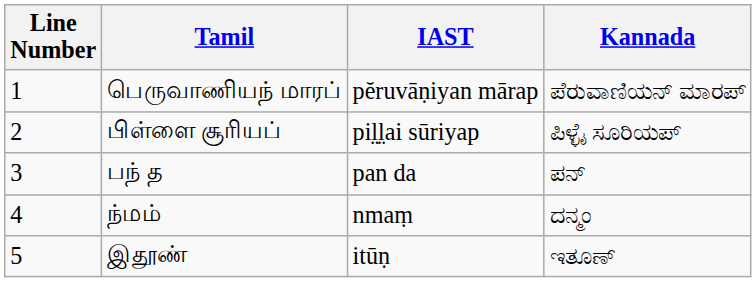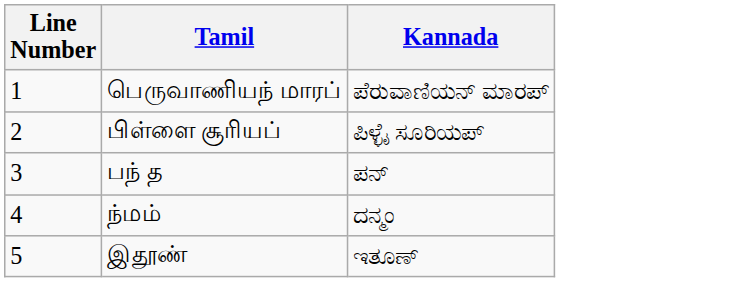- column: (445, 37)
